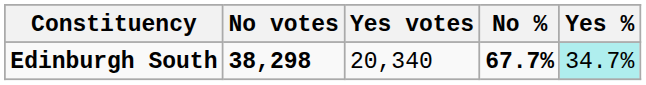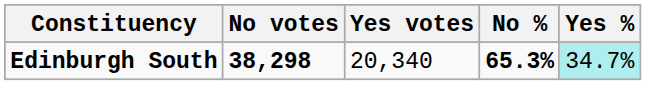(520, 61) 67.7% -> (520, 61) 65.3%
